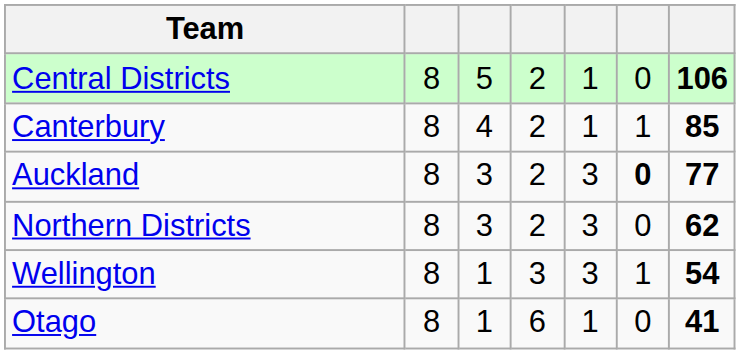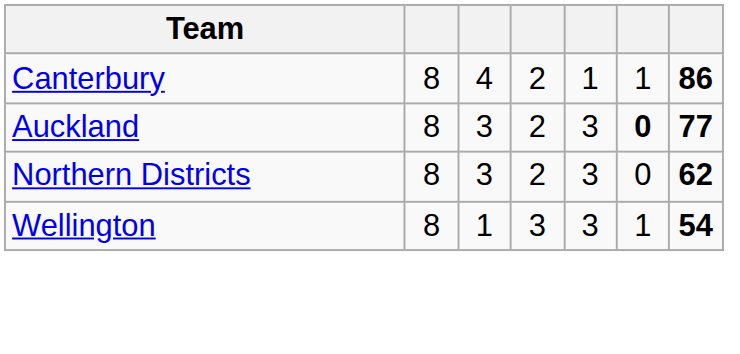- row: (121, 77)
(702, 126) 85 -> (696, 77) 86
- row: (54, 322)
